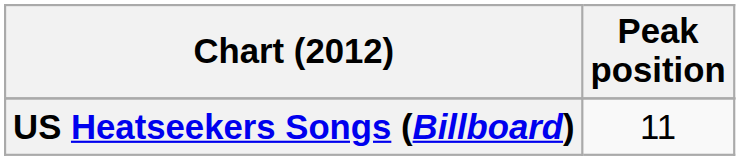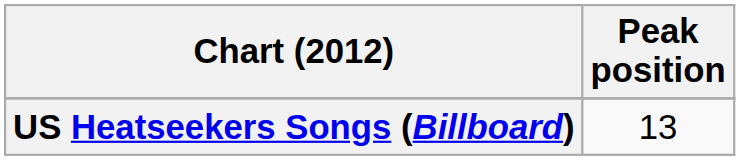(658, 126) 11 -> (658, 126) 13
